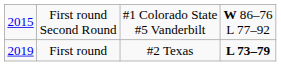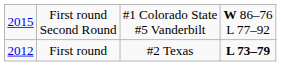(21, 50) 2019 -> (21, 50) 2012
